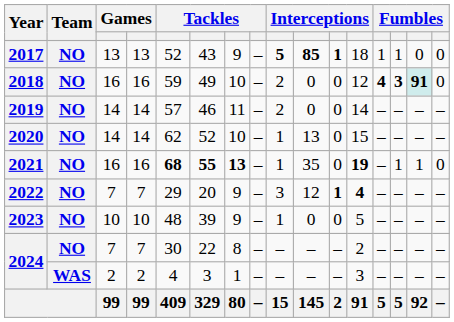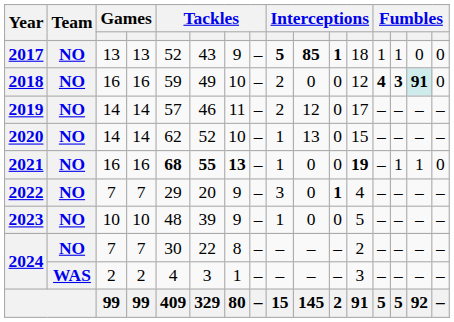(311, 109) 0 -> (311, 109) 12
(360, 109) 14 -> (360, 109) 17
(311, 164) 35 -> (311, 164) 0
(311, 192) 12 -> (311, 192) 0
(360, 192) bold -> (360, 192) normal
